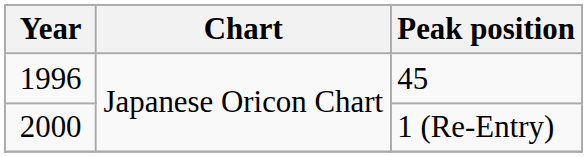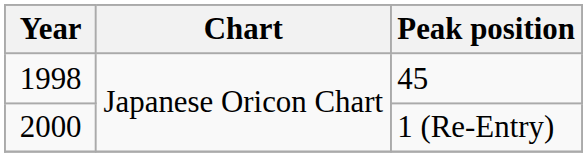(51, 77) 1996 -> (51, 77) 1998
